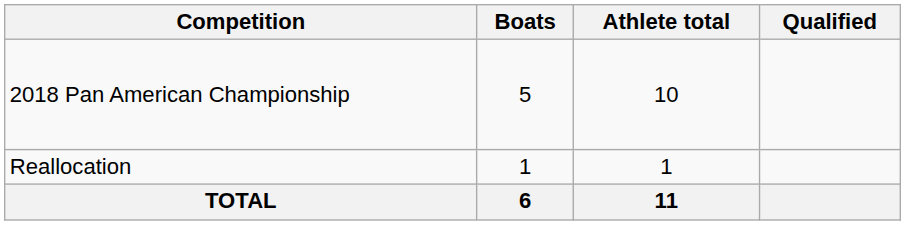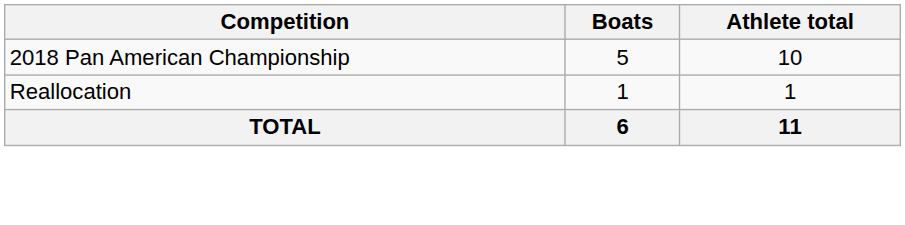- column: (830, 22)
